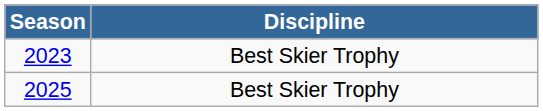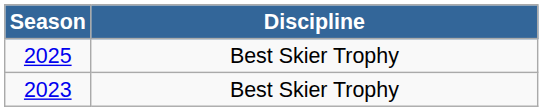rows swapped: (48, 56) <-> (48, 90)
